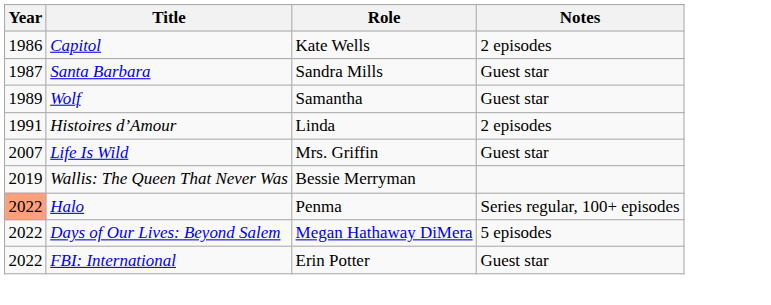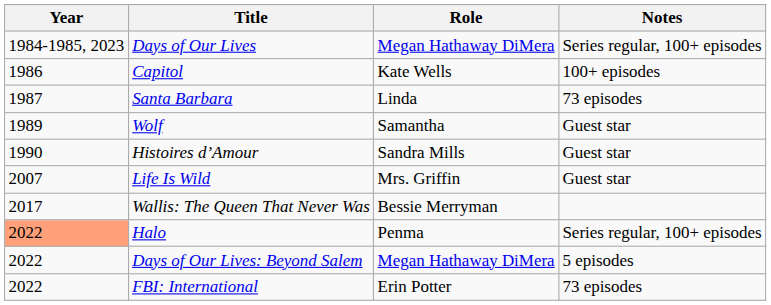+ row: (194, 44)
(516, 44) 2 episodes -> (611, 71) 100+ episodes
(339, 71) Sandra Mills -> (397, 98) Linda
(515, 71) Guest star -> (602, 98) 73 episodes
(25, 125) 1991 -> (25, 152) 1990
(315, 125) Linda -> (421, 152) Sandra Mills
(516, 125) 2 episodes -> (597, 152) Guest star
(25, 179) 2019 -> (25, 206) 2017
(515, 260) Guest star -> (602, 286) 73 episodes
